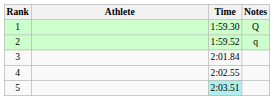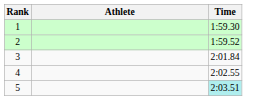- column: (256, 12)
